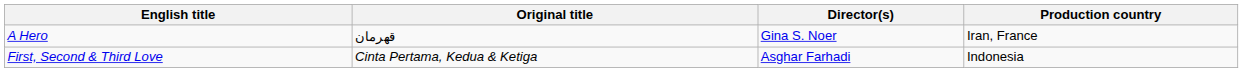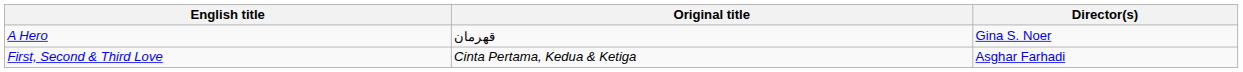- column: (1101, 14)
